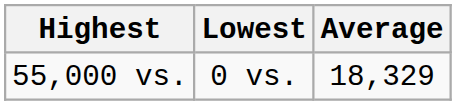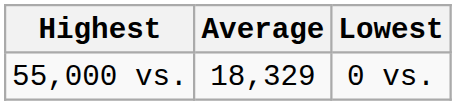columns swapped: (254, 29) <-> (382, 29)
